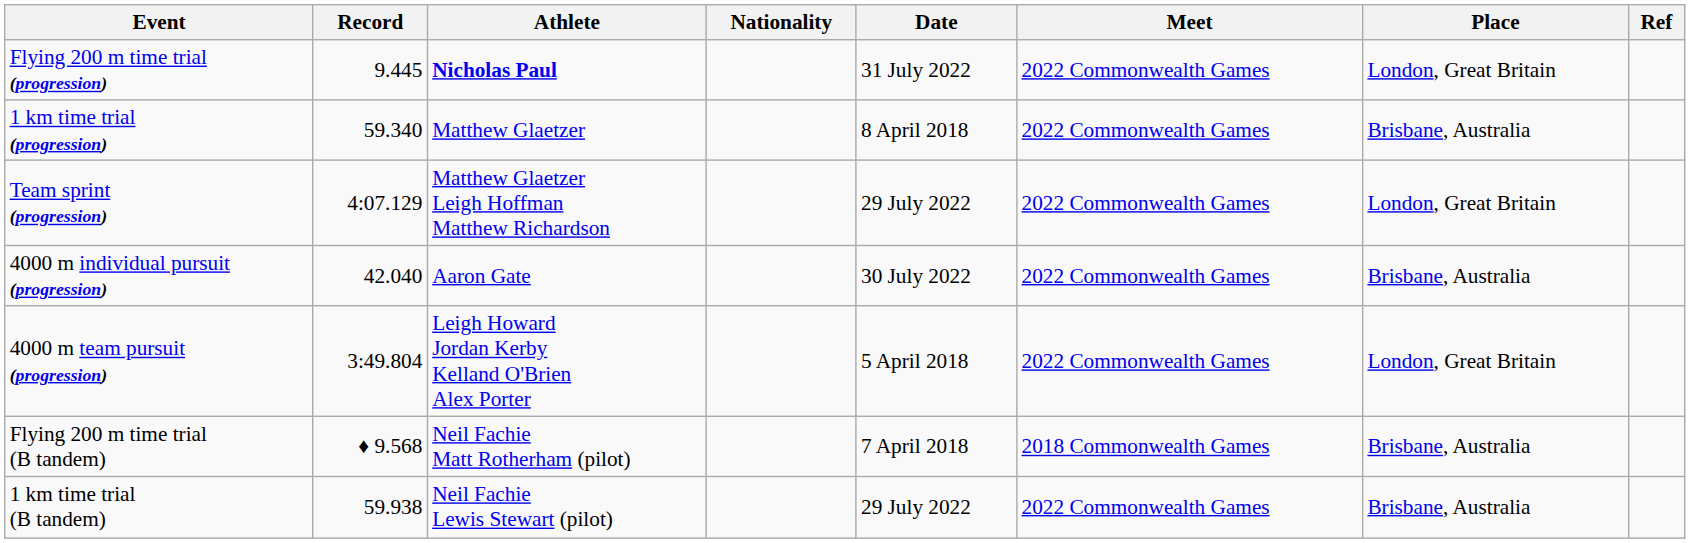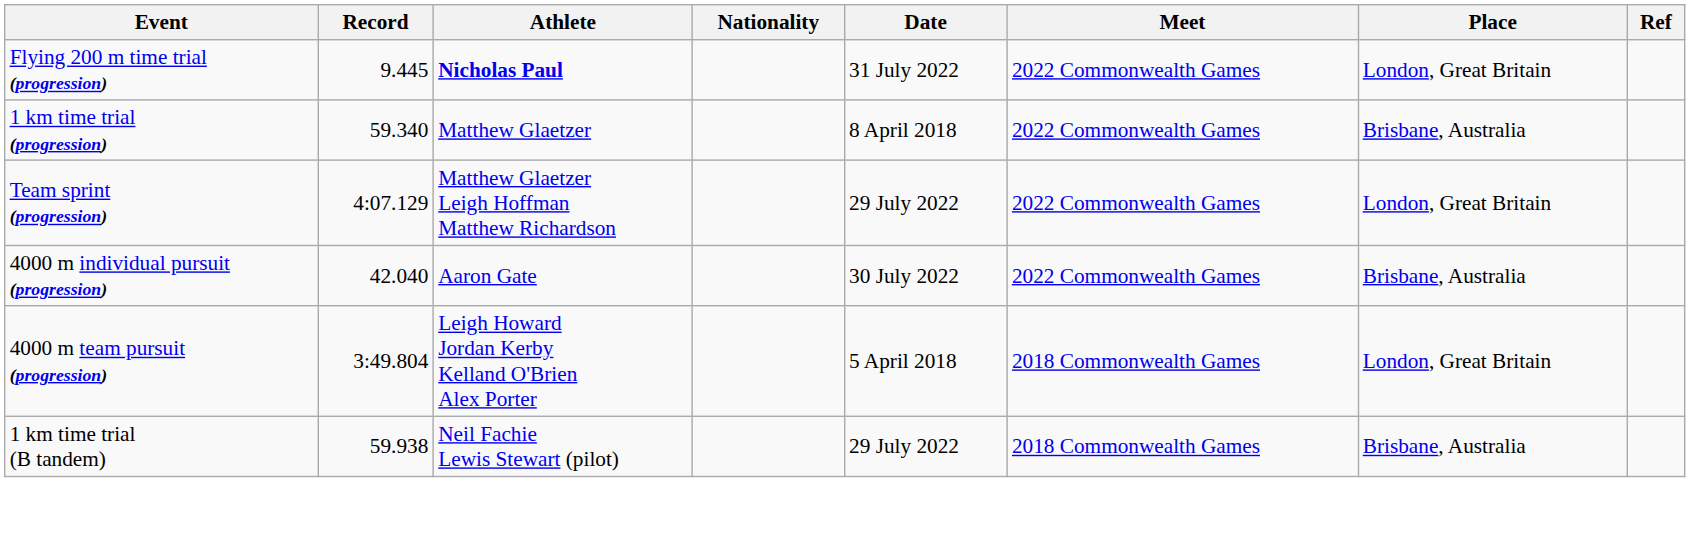(1146, 361) 2022 Commonwealth Games -> (1136, 361) 2018 Commonwealth Games
- row: (108, 446)
(1146, 507) 2022 Commonwealth Games -> (1136, 446) 2018 Commonwealth Games
